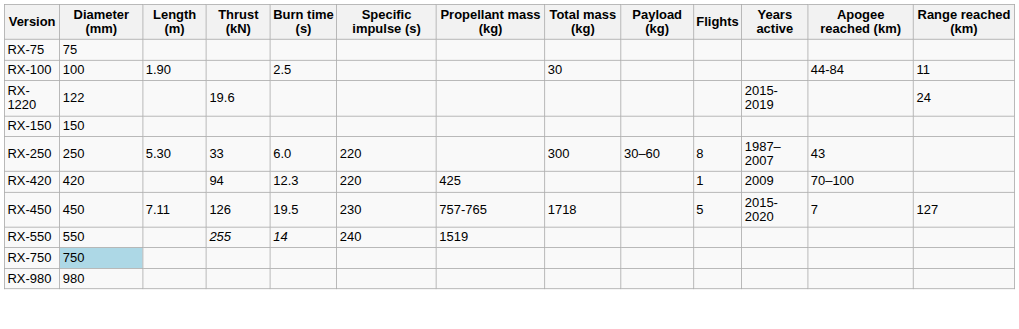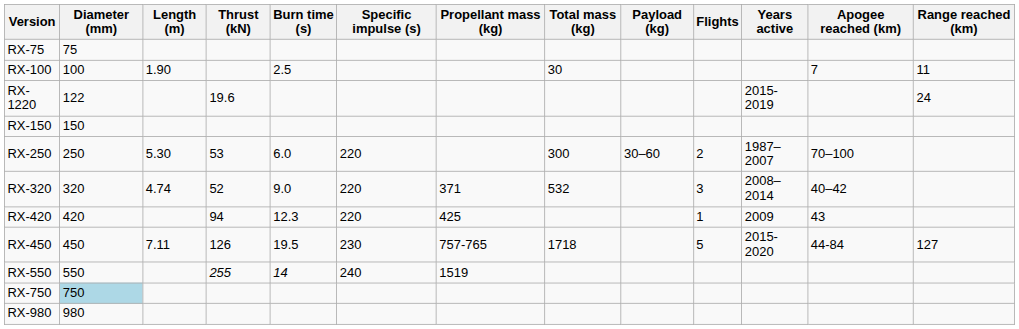(827, 70) 44-84 -> (814, 70) 7
(217, 153) 33 -> (217, 153) 53
(700, 153) 8 -> (700, 153) 2
(818, 153) 43 -> (832, 153) 70–100
+ row: (29, 189)
(832, 181) 70–100 -> (818, 216) 43
(814, 209) 7 -> (827, 244) 44-84
